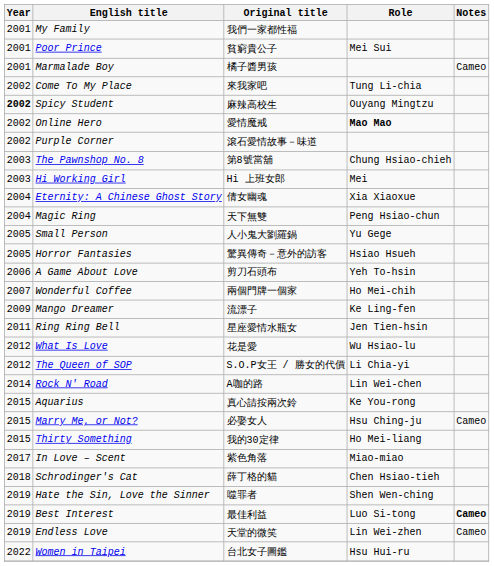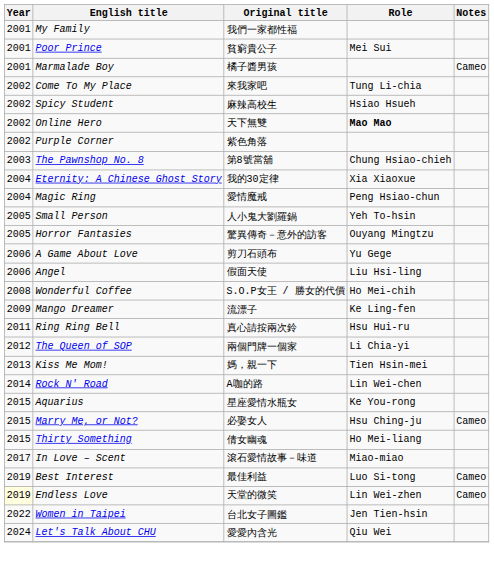(19, 105) bold -> (19, 105) normal
(392, 105) Ouyang Mingtzu -> (382, 105) Hsiao Hsueh
(247, 124) 愛情魔戒 -> (247, 124) 天下無雙
(272, 142) 滾石愛情故事－味道 -> (247, 142) 紫色角落
- row: (81, 179)
(247, 198) 倩女幽魂 -> (253, 179) 我的30定律
(247, 217) 天下無雙 -> (247, 198) 愛情魔戒
(370, 235) Yu Gege -> (382, 216) Yeh To-hsin
(382, 254) Hsiao Hsueh -> (392, 235) Ouyang Mingtzu
(382, 272) Yeh To-hsin -> (370, 254) Yu Gege
+ row: (51, 272)
(19, 291) 2007 -> (19, 291) 2008
(262, 291) 兩個門牌一個家 -> (286, 291) S.O.P女王 / 勝女的代價
(262, 328) 星座愛情水瓶女 -> (262, 328) 真心請按兩次鈴
(389, 328) Jen Tien-hsin -> (379, 328) Hsu Hui-ru
- row: (72, 347)
(286, 366) S.O.P女王 / 勝女的代價 -> (262, 347) 兩個門牌一個家
+ row: (72, 365)
(262, 403) 真心請按兩次鈴 -> (262, 403) 星座愛情水瓶女
(253, 440) 我的30定律 -> (247, 440) 倩女幽魂
(247, 459) 紫色角落 -> (272, 459) 滾石愛情故事－味道
- row: (87, 477)
- row: (123, 496)
(471, 514) bold -> (471, 477) normal
(19, 533) no background -> (19, 496) lightyellow background
(379, 551) Hsu Hui-ru -> (389, 514) Jen Tien-hsin
+ row: (96, 533)
